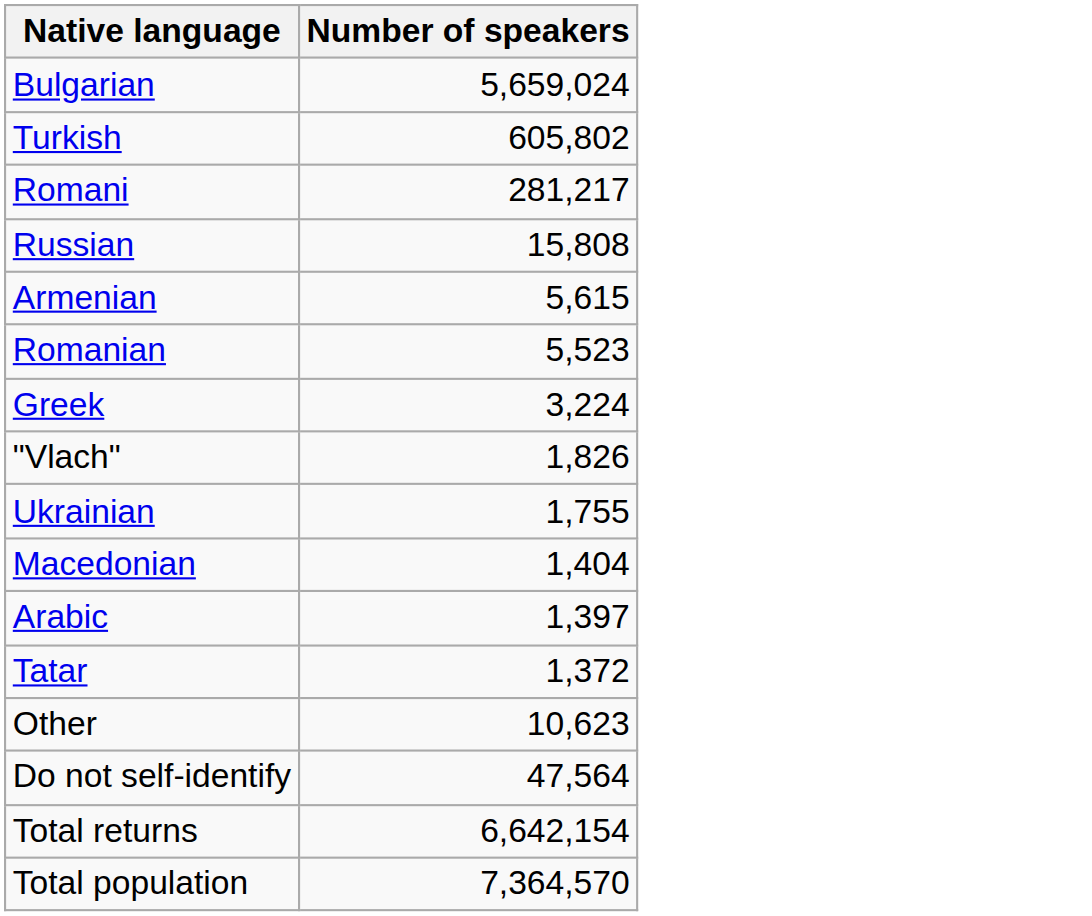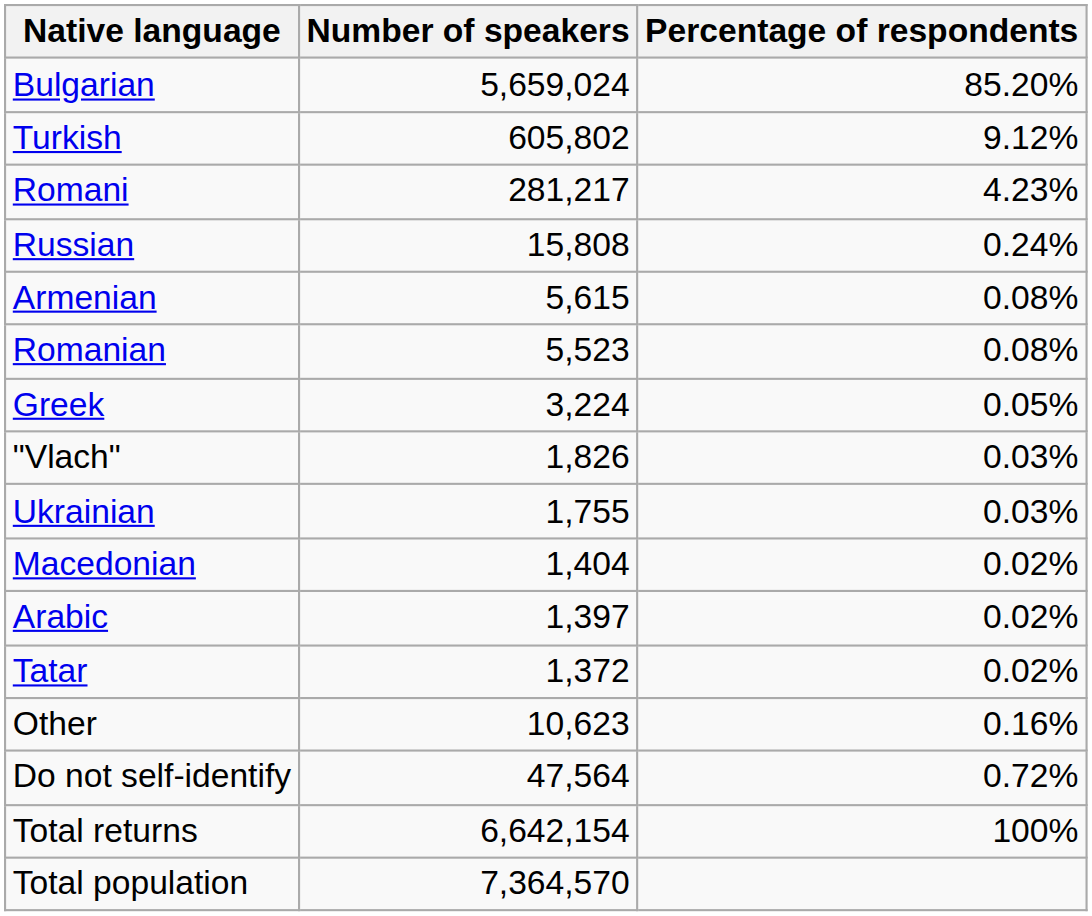+ column: (862, 31)
